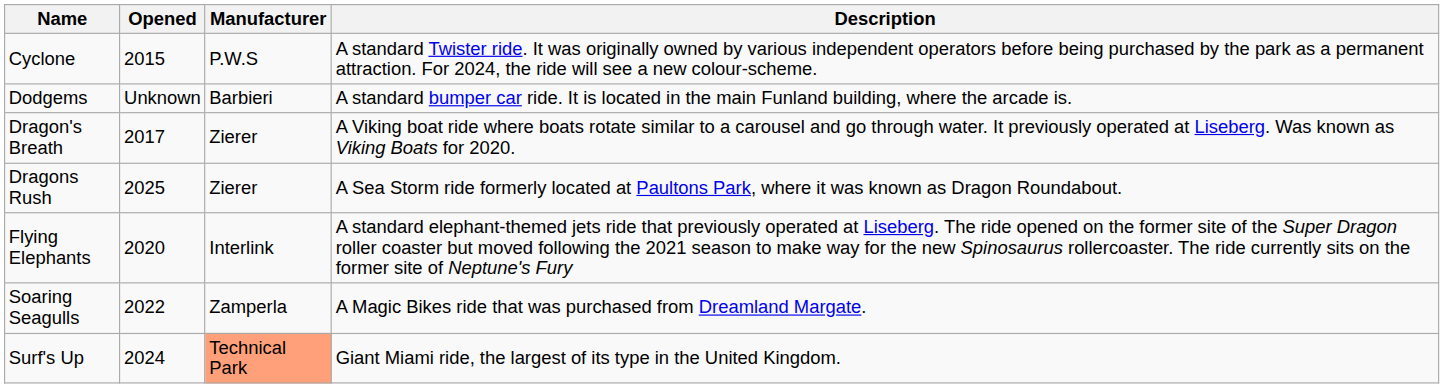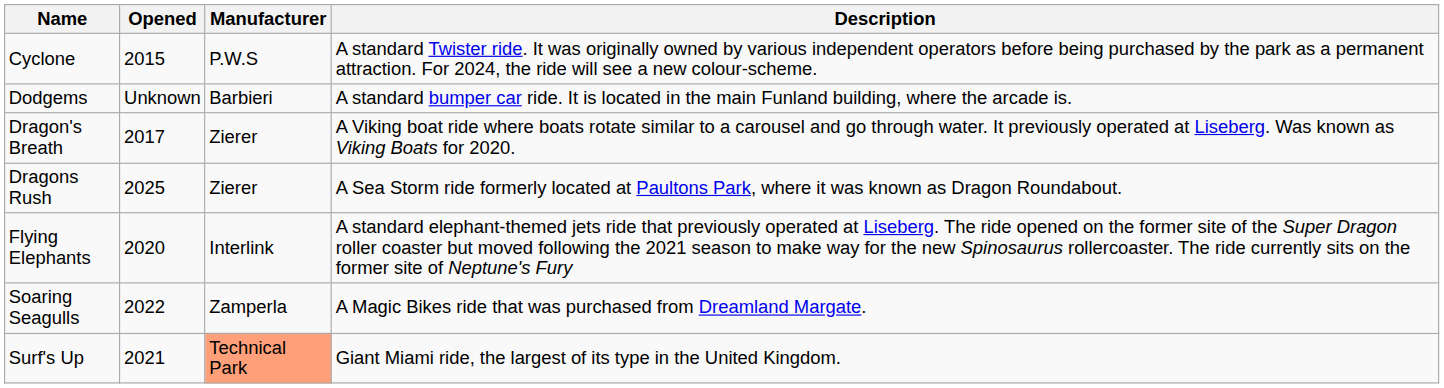(145, 357) 2024 -> (145, 357) 2021
